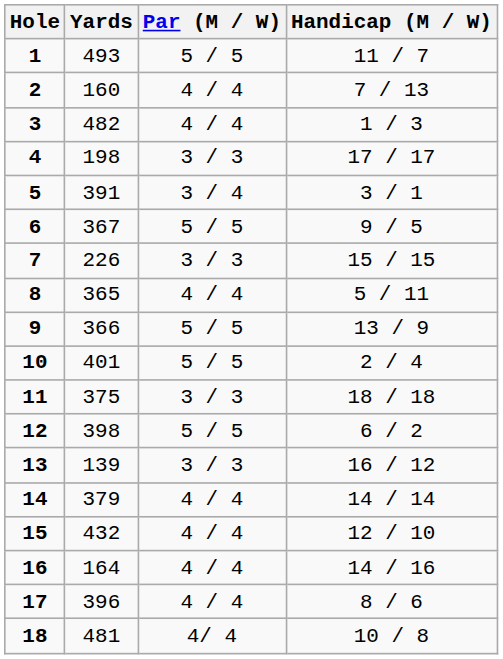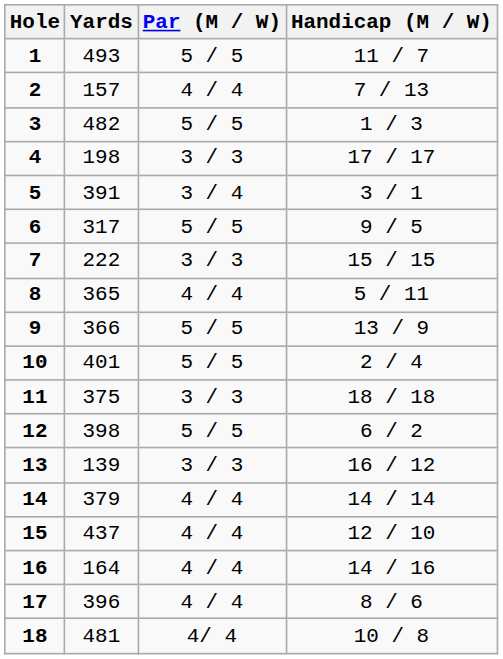(101, 90) 160 -> (101, 90) 157
(212, 124) 4 / 4 -> (212, 124) 5 / 5
(101, 227) 367 -> (101, 227) 317
(101, 261) 226 -> (101, 261) 222
(101, 534) 432 -> (101, 534) 437
